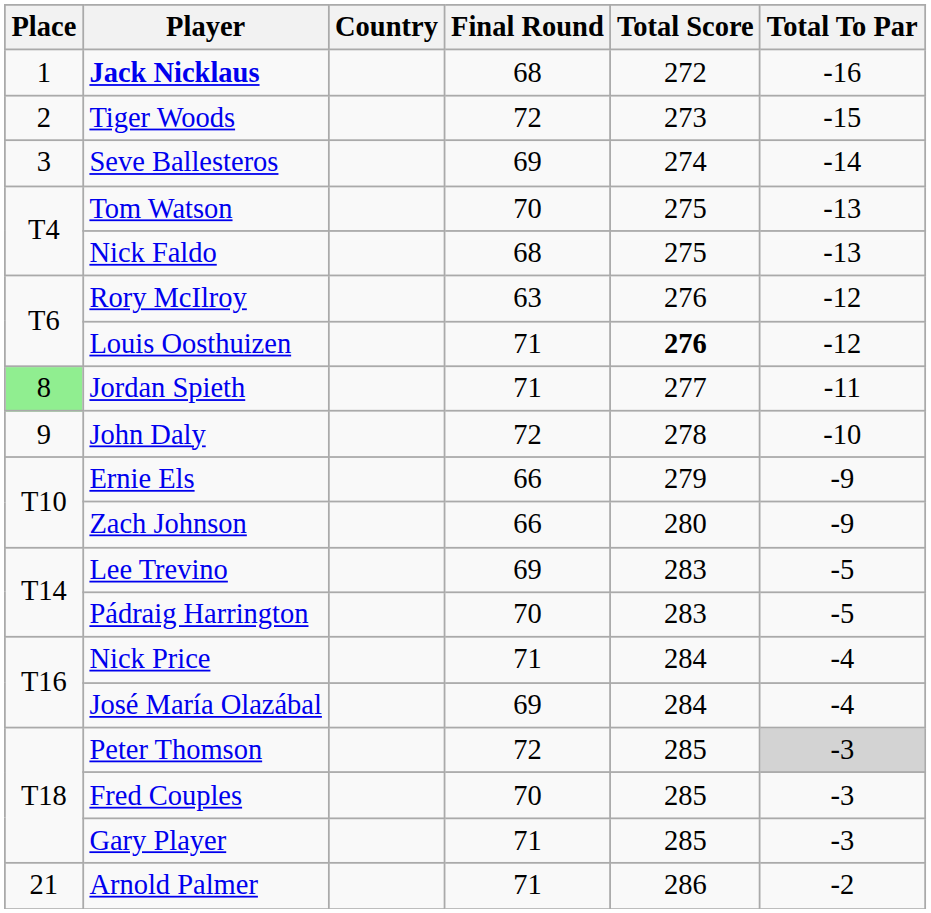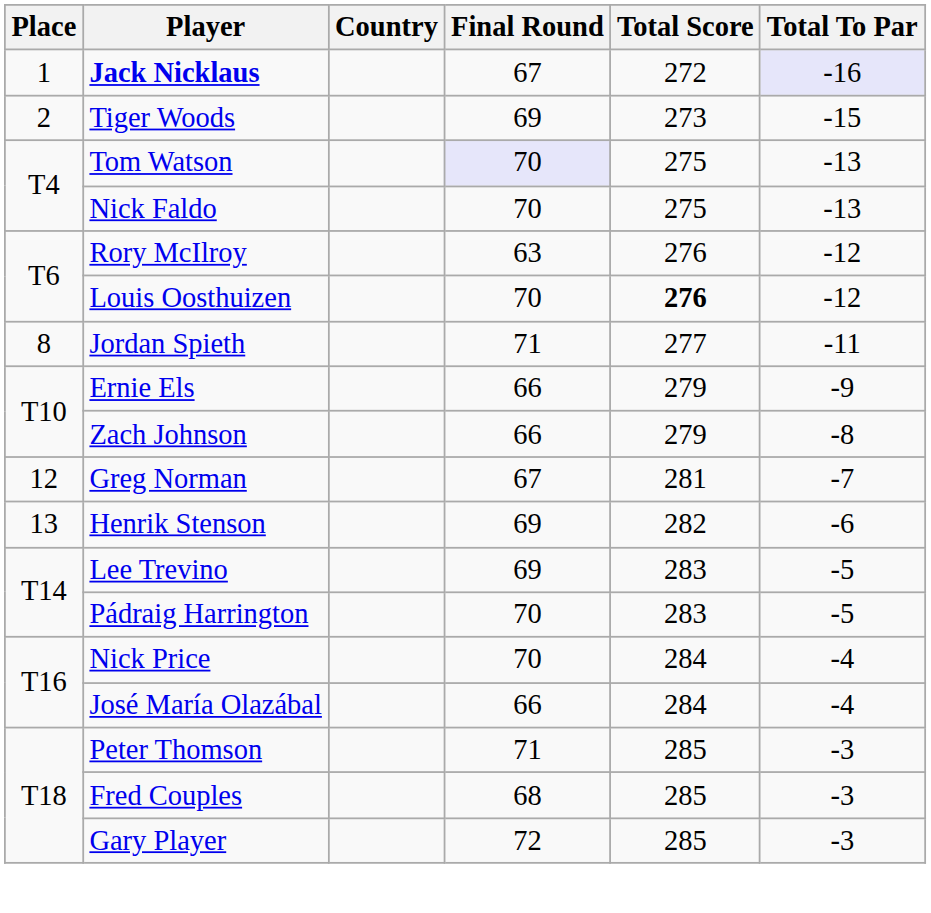(527, 72) 68 -> (527, 72) 67
(842, 72) no background -> (842, 72) lavender background
(527, 117) 72 -> (527, 117) 69
- row: (184, 162)
(527, 207) no background -> (527, 162) lavender background
(527, 252) 68 -> (527, 207) 70
(527, 343) 71 -> (527, 298) 70
(44, 388) lightgreen background -> (44, 343) no background
- row: (148, 433)
(685, 523) 280 -> (685, 433) 279
(842, 523) -9 -> (842, 433) -8
+ row: (168, 478)
+ row: (178, 523)
(527, 659) 71 -> (527, 659) 70
(527, 704) 69 -> (527, 704) 66
(527, 749) 72 -> (527, 749) 71
(842, 749) lightgrey background -> (842, 749) no background
(527, 794) 70 -> (527, 794) 68
(527, 840) 71 -> (527, 840) 72
- row: (174, 885)
